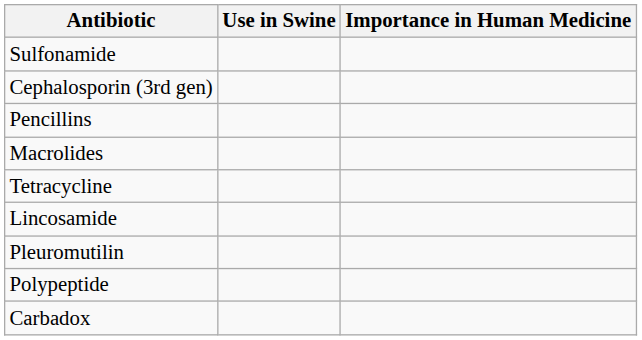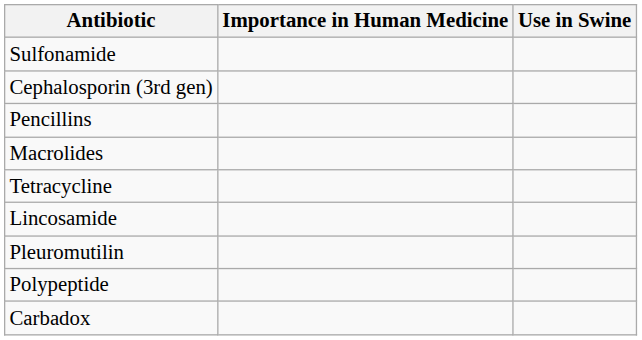columns swapped: (279, 20) <-> (488, 20)
